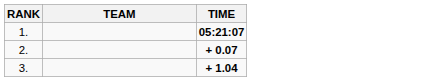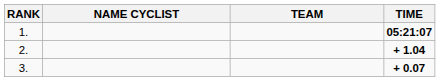+ column: (136, 14)
(222, 50) + 0.07 -> (409, 50) + 1.04
(222, 68) + 1.04 -> (409, 68) + 0.07
